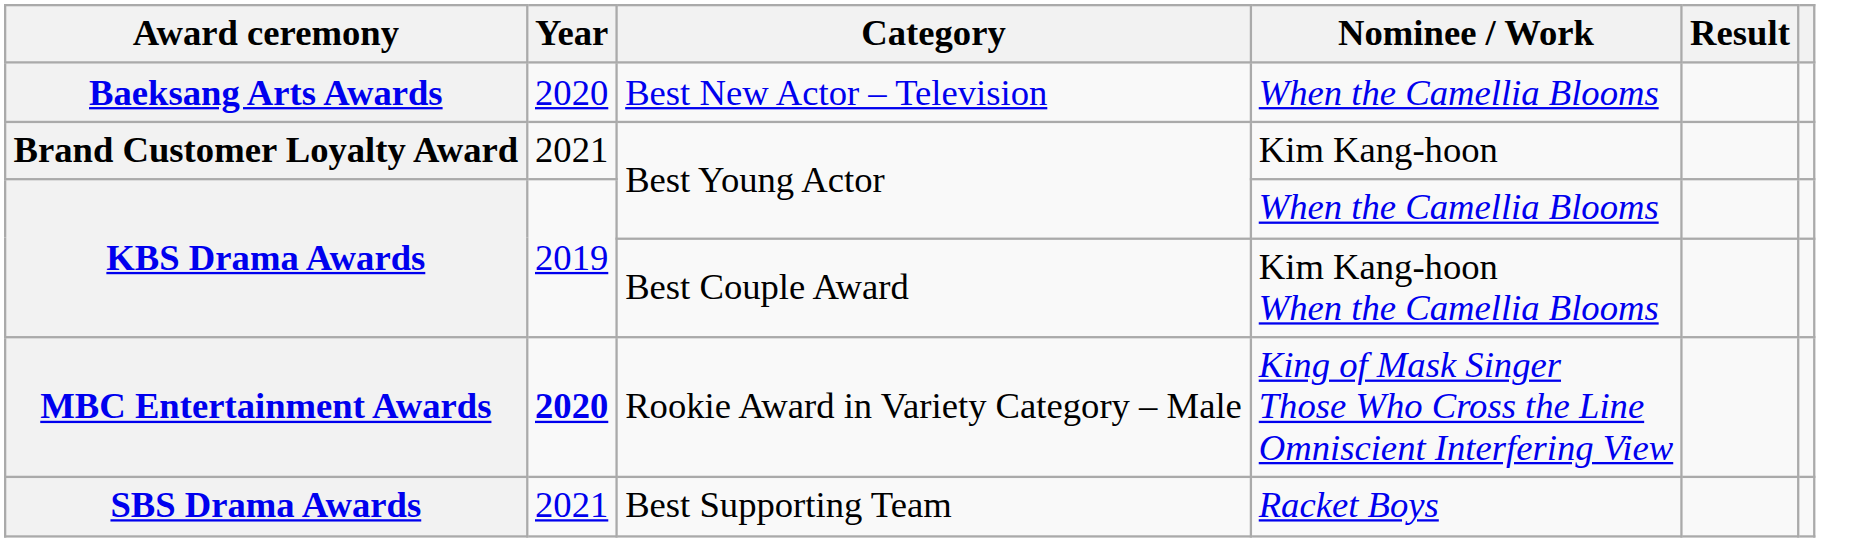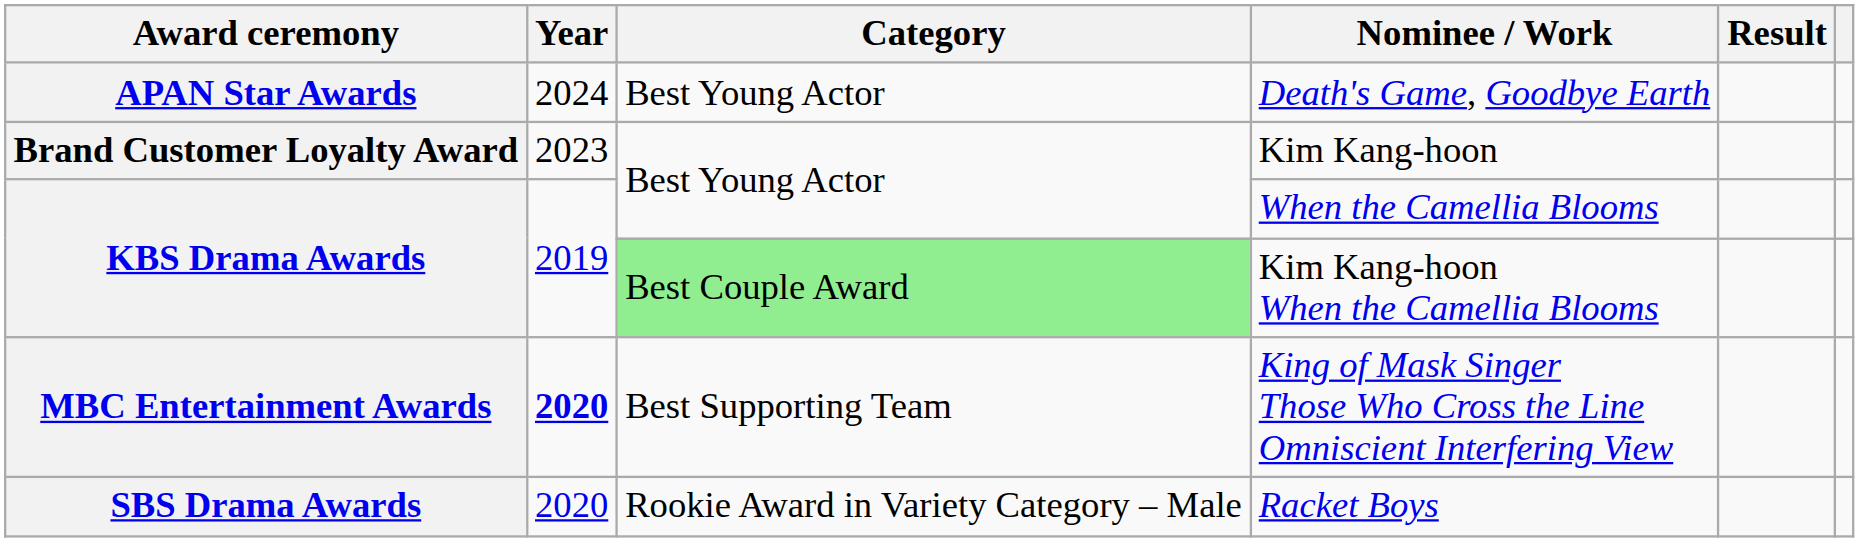+ row: (266, 91)
- row: (266, 91)
(572, 149) 2021 -> (572, 149) 2023
(767, 286) no background -> (767, 286) lightgreen background
(934, 406) Rookie Award in Variety Category – Male -> (788, 406) Best Supporting Team
(572, 505) 2021 -> (572, 505) 2020
(788, 505) Best Supporting Team -> (934, 505) Rookie Award in Variety Category – Male
